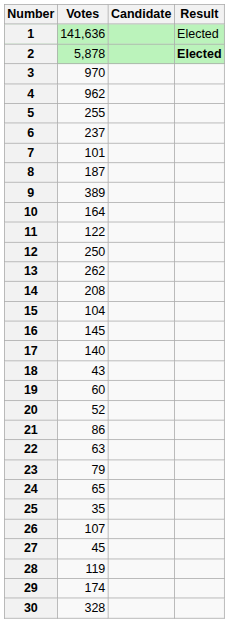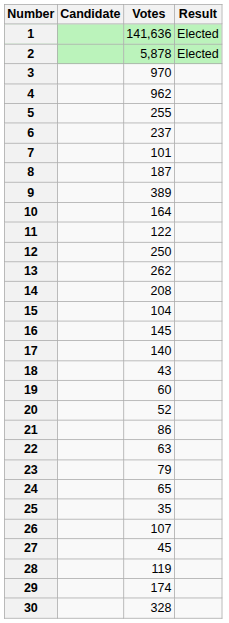columns swapped: (141, 14) <-> (83, 14)
(199, 53) bold -> (198, 53) normal
